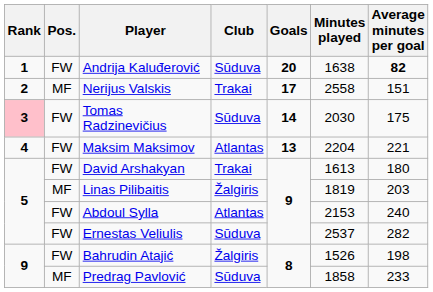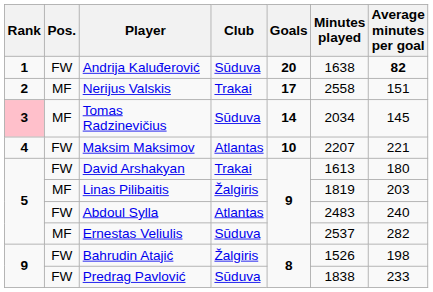(62, 118) FW -> (62, 118) MF
(340, 118) 2030 -> (340, 118) 2034
(398, 118) 175 -> (398, 118) 145
(289, 147) 13 -> (289, 147) 10
(340, 147) 2204 -> (340, 147) 2207
(340, 212) 2153 -> (340, 212) 2483
(62, 233) FW -> (62, 233) MF
(62, 276) MF -> (62, 276) FW
(340, 276) 1858 -> (340, 276) 1838
